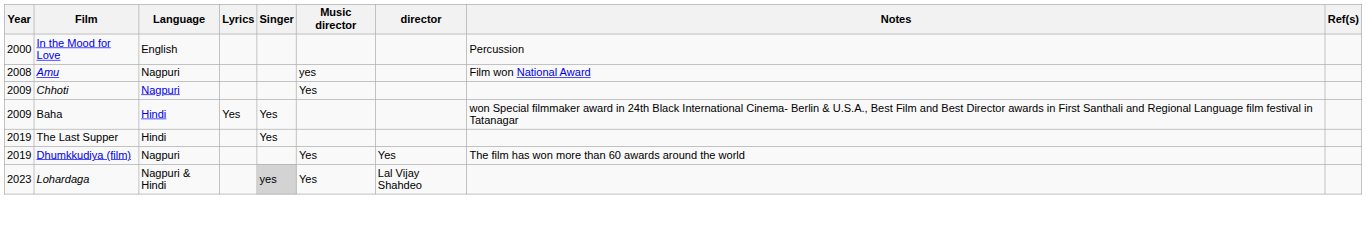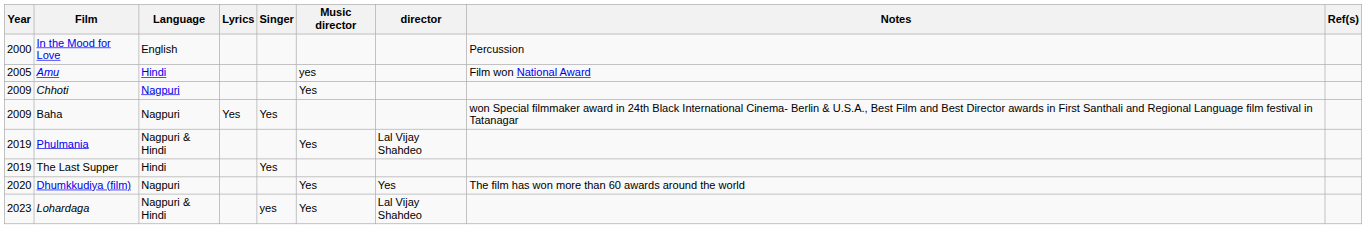(19, 73) 2008 -> (19, 73) 2005
(160, 73) Nagpuri -> (154, 73) Hindi
(154, 114) Hindi -> (160, 114) Nagpuri
+ row: (63, 144)
(19, 155) 2019 -> (19, 185) 2020
(268, 179) lightgrey background -> (268, 209) no background
